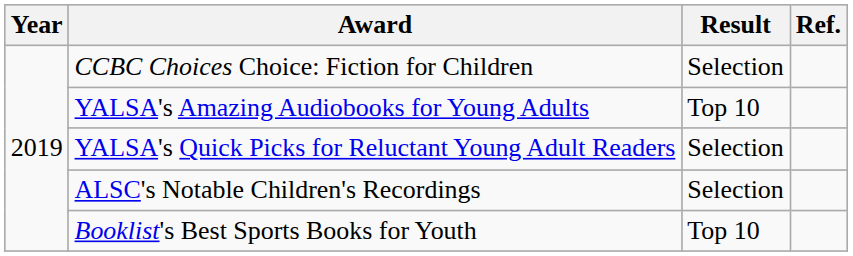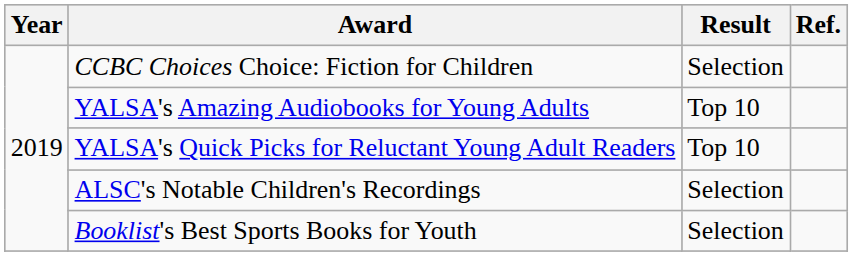(736, 148) Selection -> (724, 148) Top 10
(724, 230) Top 10 -> (736, 230) Selection
